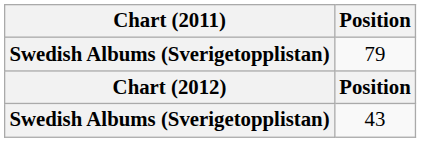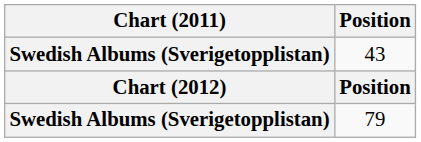rows swapped: (375, 119) <-> (375, 53)
